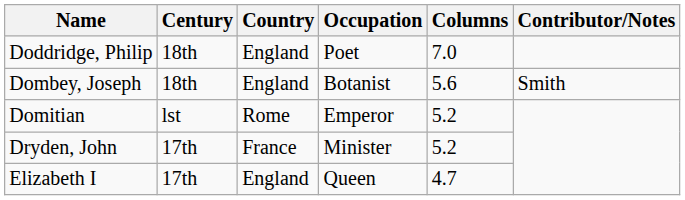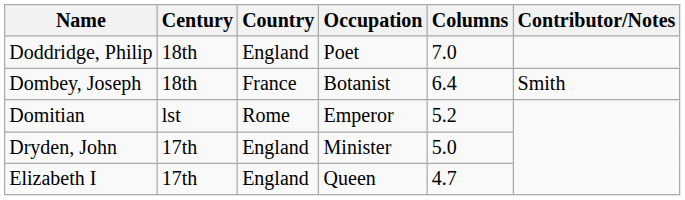(275, 83) England -> (269, 83) France
(444, 83) 5.6 -> (444, 83) 6.4
(269, 147) France -> (275, 147) England
(444, 147) 5.2 -> (444, 147) 5.0
